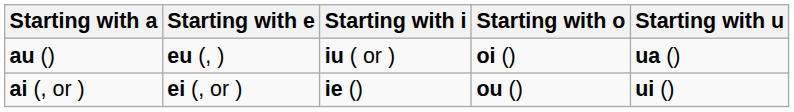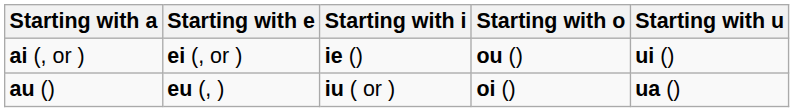rows swapped: (47, 89) <-> (32, 55)
